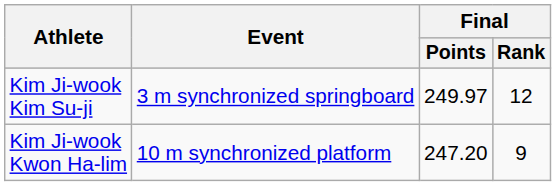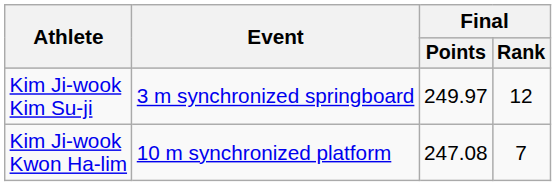(456, 152) 247.20 -> (456, 152) 247.08
(521, 152) 9 -> (521, 152) 7
